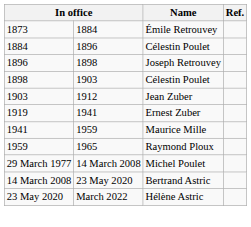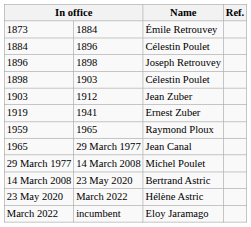- row: (17, 130)
+ row: (17, 146)
+ row: (32, 213)
